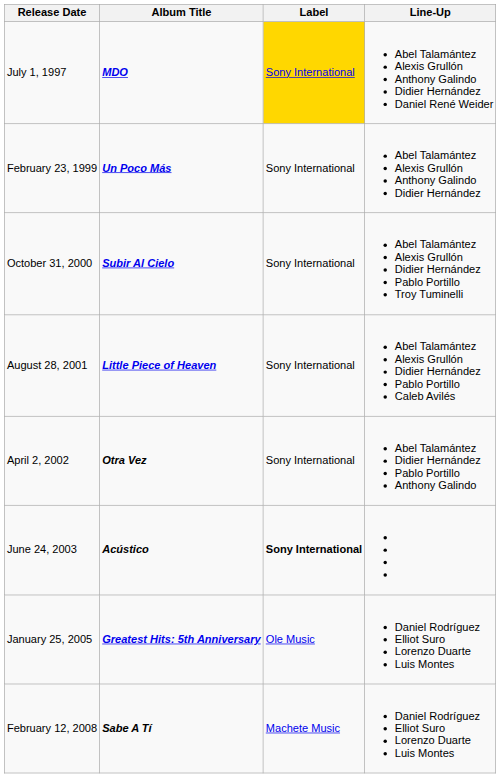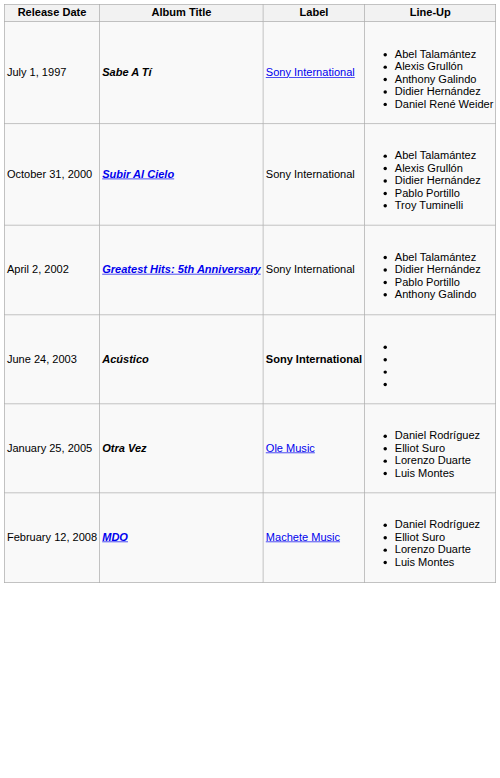(115, 72) MDO -> (127, 72) Sabe A Tí
(310, 72) gold background -> (310, 72) no background
- row: (52, 168)
- row: (47, 365)
(124, 460) Otra Vez -> (181, 270) Greatest Hits: 5th Anniversary
(181, 639) Greatest Hits: 5th Anniversary -> (124, 448) Otra Vez
(127, 728) Sabe A Tí -> (115, 537) MDO
